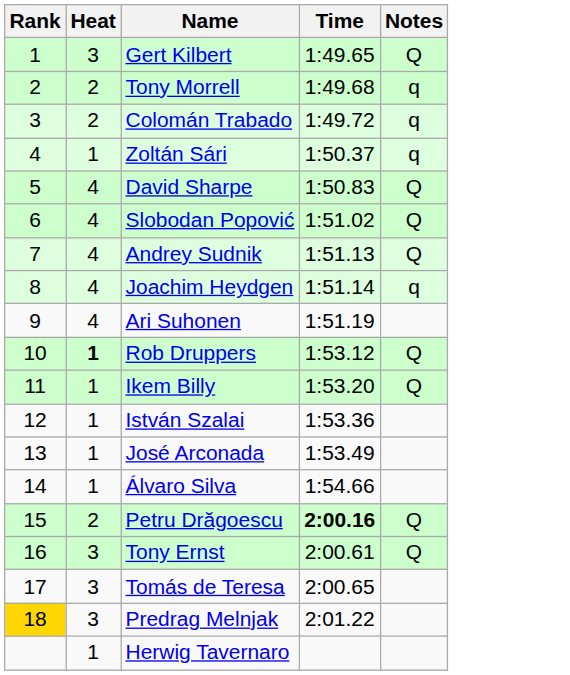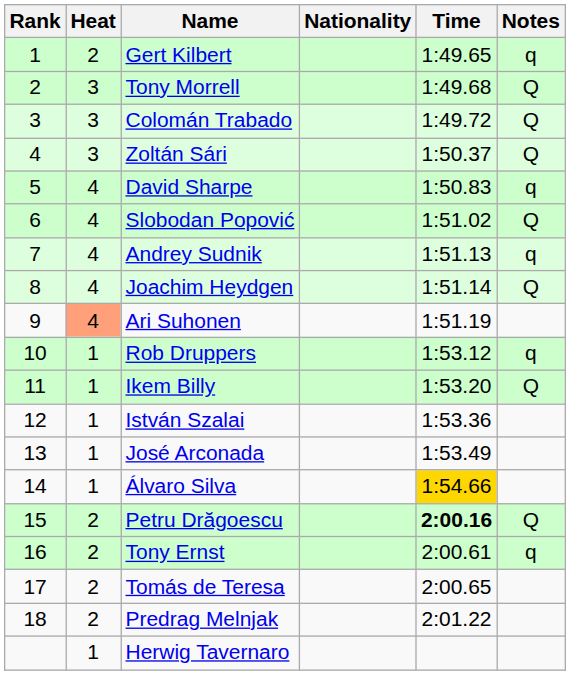+ column: (358, 21)
(93, 54) 3 -> (93, 54) 2
(414, 54) Q -> (531, 54) q
(93, 87) 2 -> (93, 87) 3
(414, 87) q -> (531, 87) Q
(93, 120) 2 -> (93, 120) 3
(414, 120) q -> (531, 120) Q
(93, 154) 1 -> (93, 154) 3
(414, 154) q -> (531, 154) Q
(414, 187) Q -> (531, 187) q
(414, 253) Q -> (531, 253) q
(414, 287) q -> (531, 287) Q
(93, 320) no background -> (93, 320) lightsalmon background
(93, 353) bold -> (93, 353) normal
(414, 353) Q -> (531, 353) q
(340, 486) no background -> (456, 486) gold background
(93, 552) 3 -> (93, 552) 2
(414, 552) Q -> (531, 552) q
(93, 586) 3 -> (93, 586) 2
(35, 619) gold background -> (35, 619) no background
(93, 619) 3 -> (93, 619) 2
